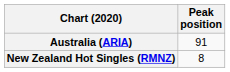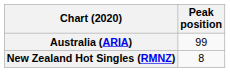(201, 42) 91 -> (201, 42) 99
